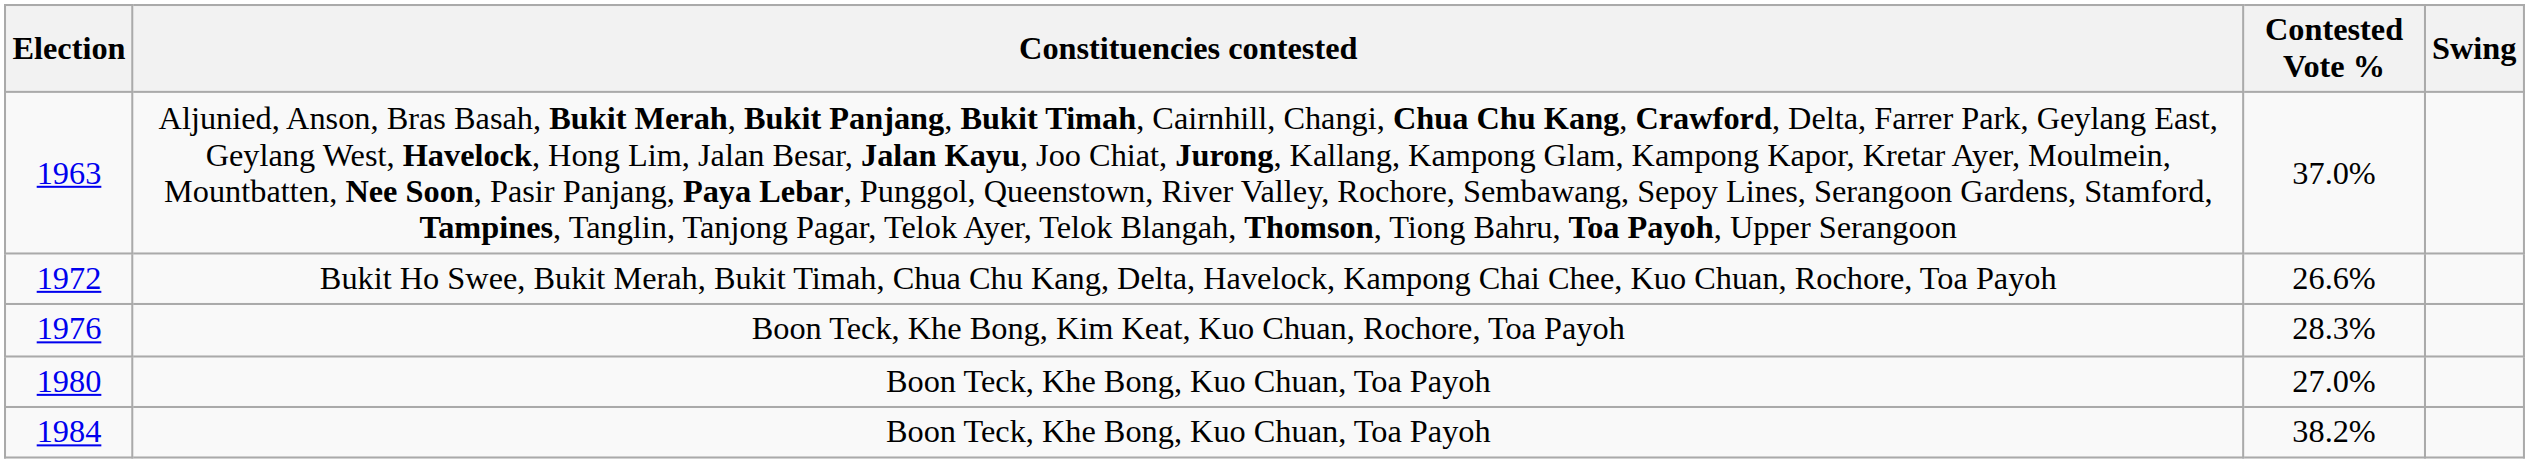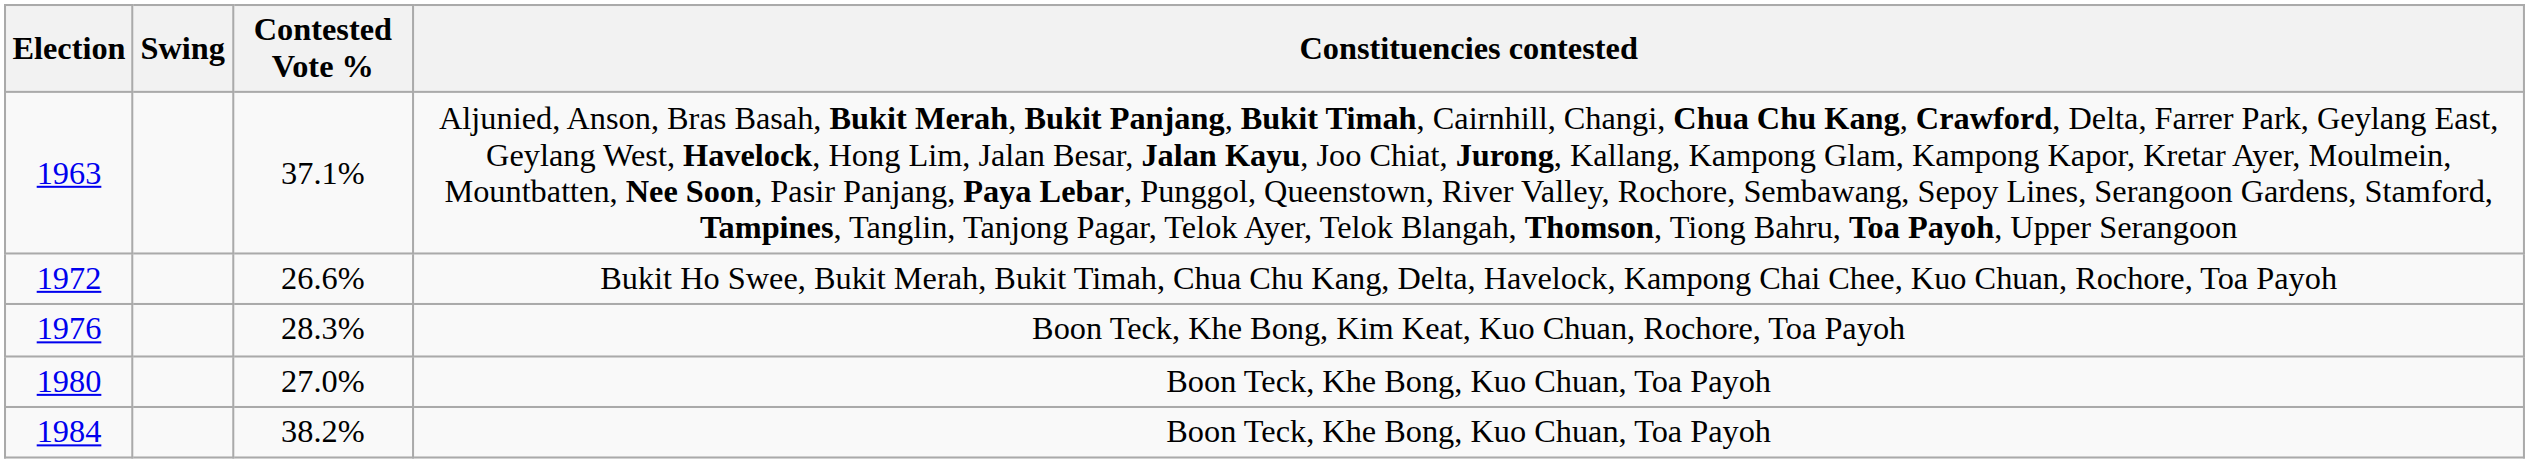columns swapped: (1188, 48) <-> (2474, 48)
(2334, 172) 37.0% -> (323, 172) 37.1%
